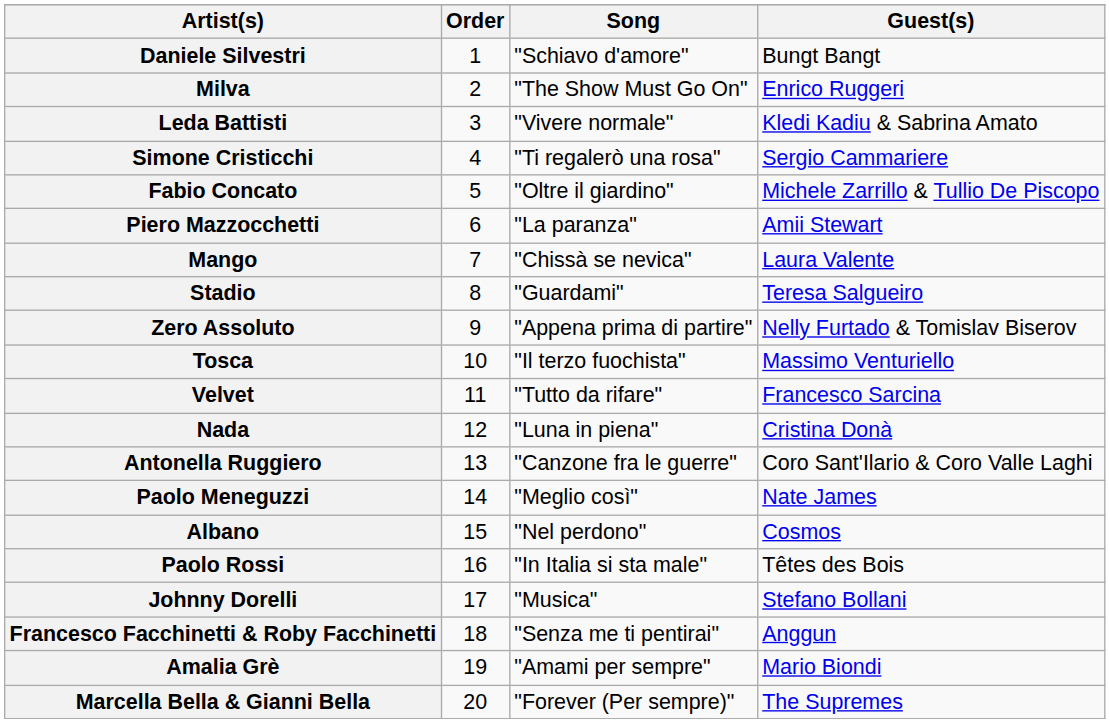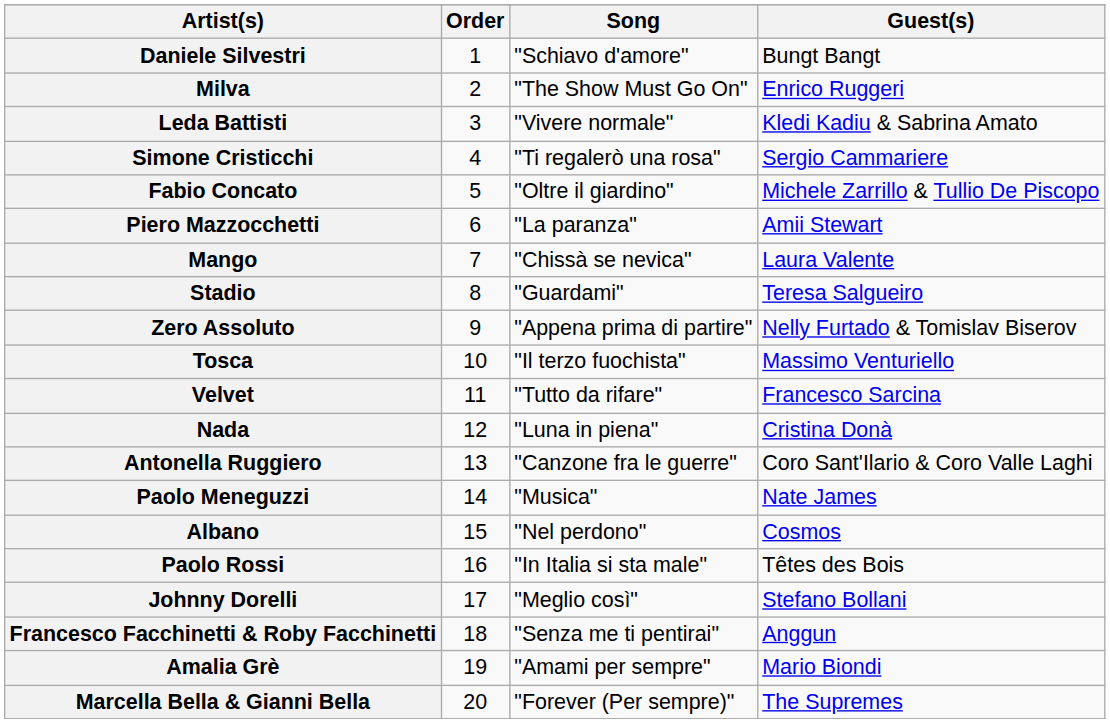(576, 497) "Meglio così" -> (556, 497) "Musica"
(556, 599) "Musica" -> (576, 599) "Meglio così"
